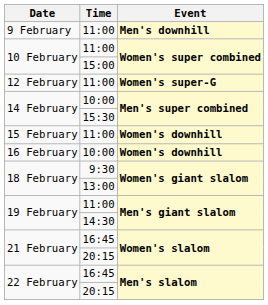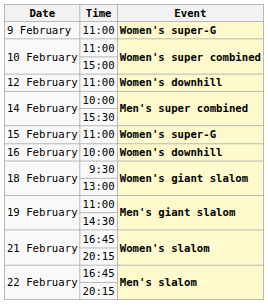(165, 30) Men's downhill -> (168, 30) Women's super-G
(168, 83) Women's super-G -> (171, 83) Women's downhill
(171, 135) Women's downhill -> (168, 135) Women's super-G
